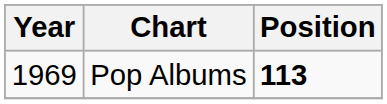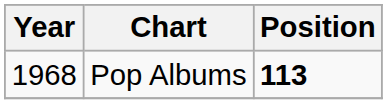(44, 74) 1969 -> (44, 74) 1968
